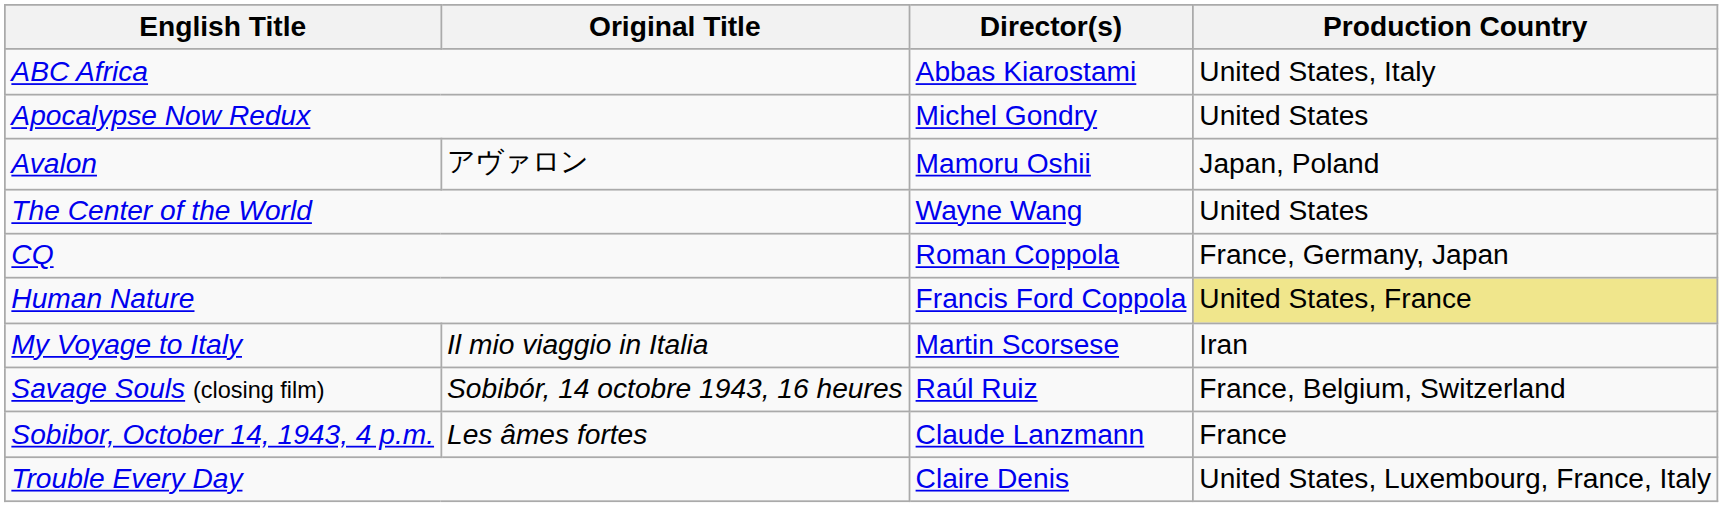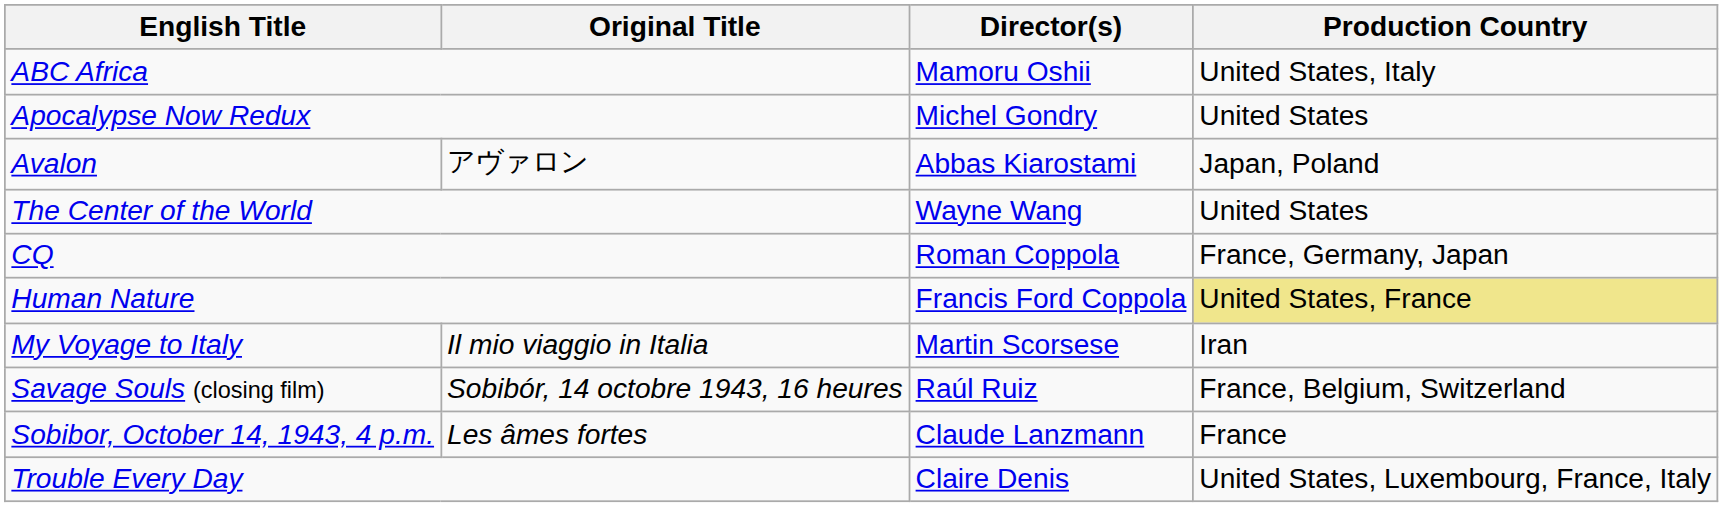(1026, 71) Abbas Kiarostami -> (1003, 71) Mamoru Oshii
(1003, 163) Mamoru Oshii -> (1026, 163) Abbas Kiarostami
